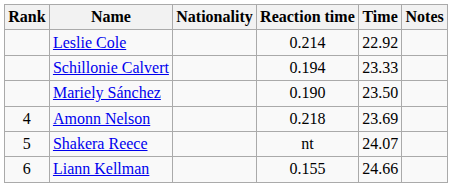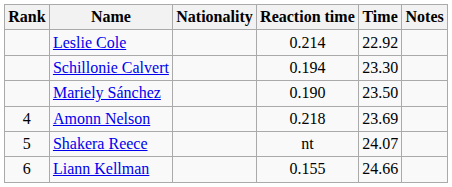(380, 67) 23.33 -> (380, 67) 23.30
